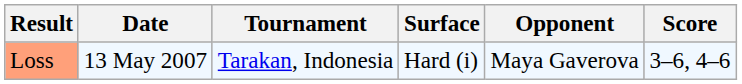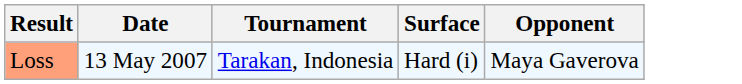- column: (690, 22)
